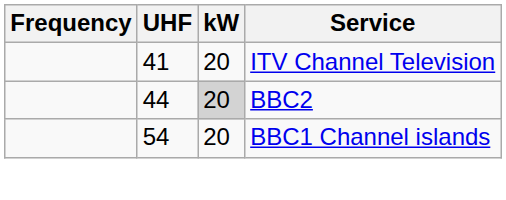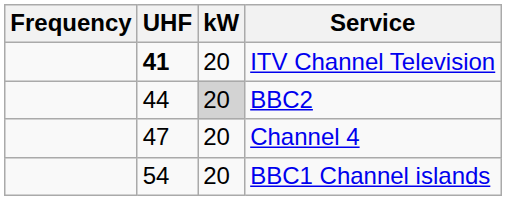(156, 61) normal -> (156, 61) bold
+ row: (305, 137)
